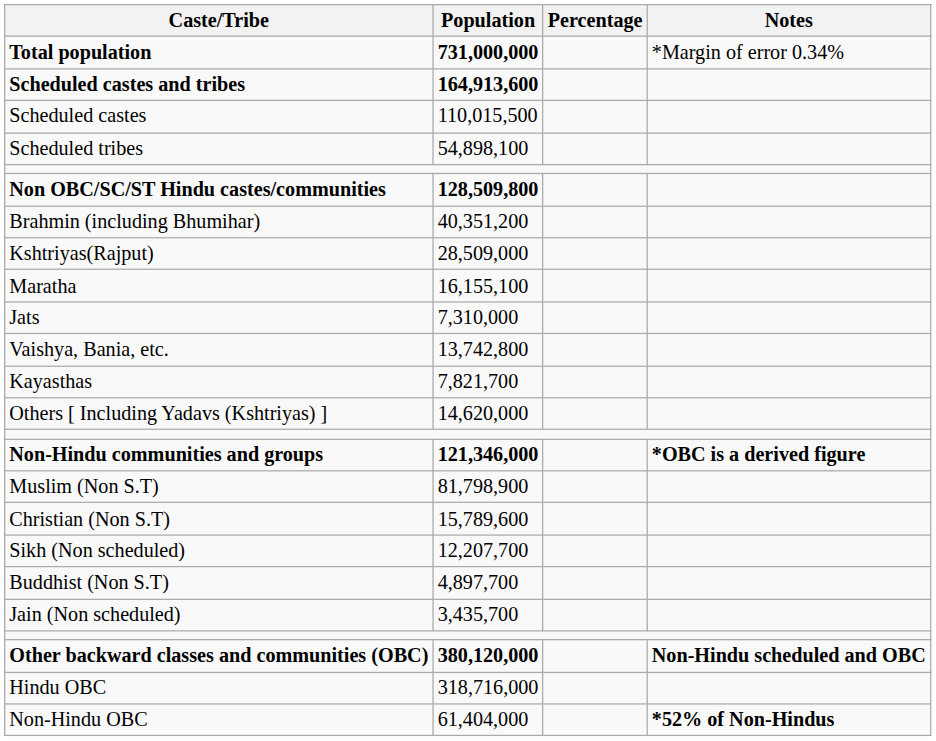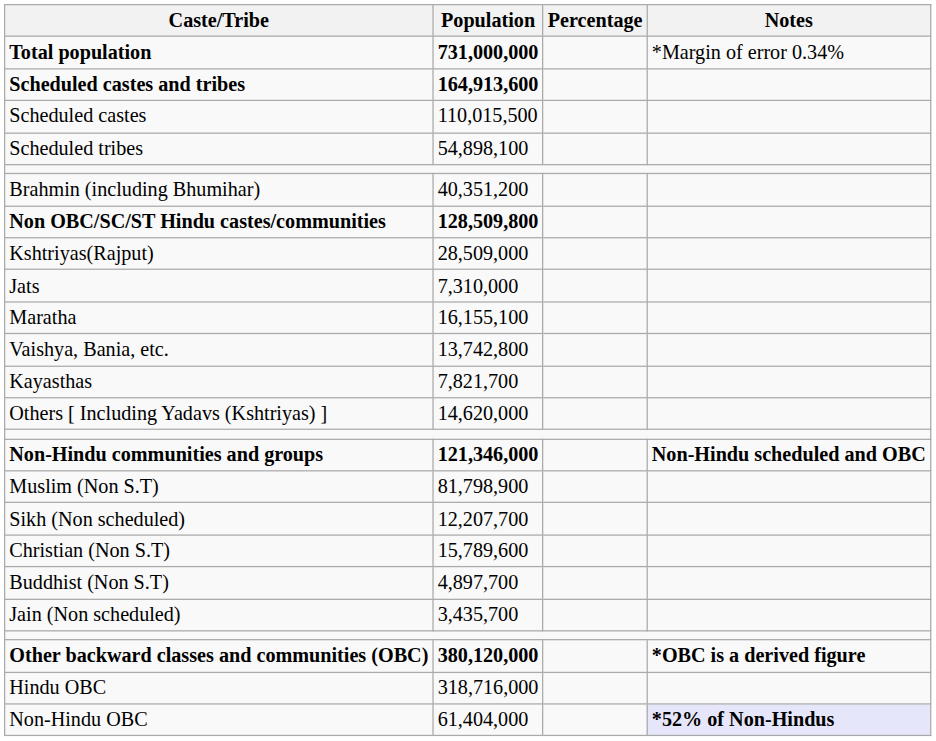rows swapped: (198, 189) <-> (135, 221)
rows swapped: (43, 285) <-> (24, 317)
(759, 454) *OBC is a derived figure -> (789, 454) Non-Hindu scheduled and OBC
rows swapped: (90, 518) <-> (97, 550)
(789, 655) Non-Hindu scheduled and OBC -> (759, 655) *OBC is a derived figure
(743, 719) no background -> (743, 719) lavender background
